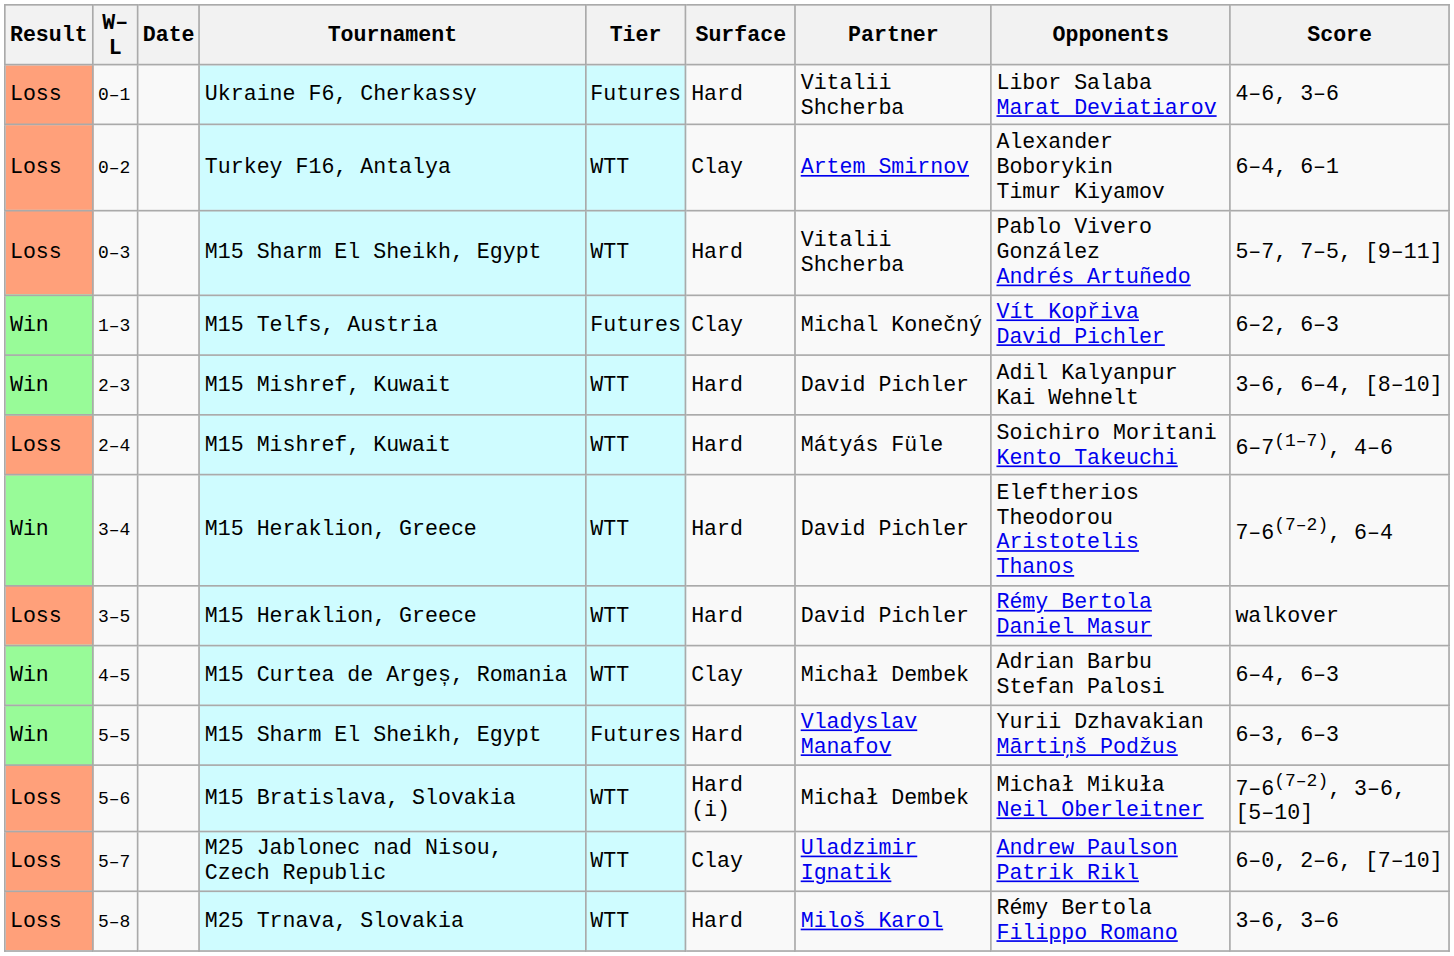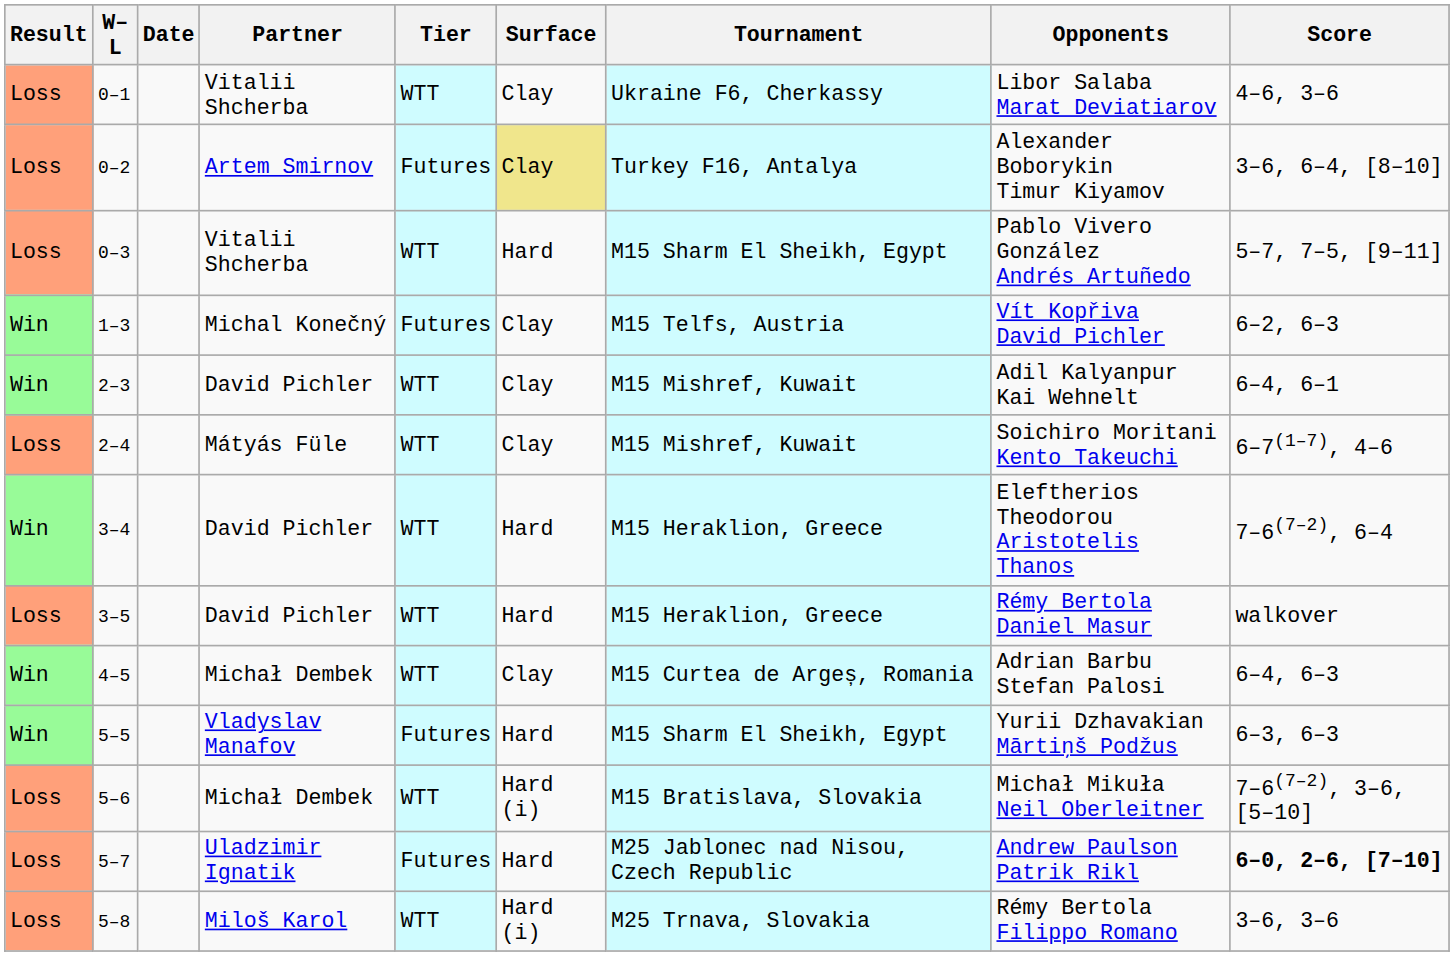columns swapped: (392, 35) <-> (893, 35)
(636, 95) Futures -> (420, 95) WTT
(717, 95) Hard -> (527, 95) Clay
(610, 167) WTT -> (446, 167) Futures
(717, 167) no background -> (527, 167) khaki background
(1287, 167) 6–4, 6–1 -> (1339, 167) 3–6, 6–4, [8–10]
(717, 385) Hard -> (527, 385) Clay
(1339, 385) 3–6, 6–4, [8–10] -> (1287, 385) 6–4, 6–1
(717, 445) Hard -> (527, 445) Clay
(610, 861) WTT -> (446, 861) Futures
(717, 861) Clay -> (527, 861) Hard
(1339, 861) normal -> (1339, 861) bold
(717, 921) Hard -> (527, 921) Hard (i)
